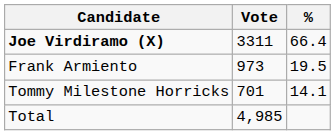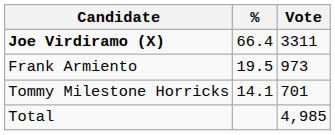columns swapped: (259, 17) <-> (308, 17)
